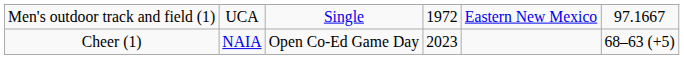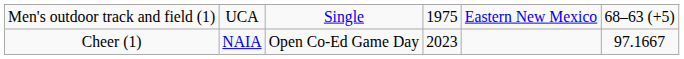(442, 16) 1972 -> (442, 16) 1975
(640, 16) 97.1667 -> (640, 16) 68–63 (+5)
(640, 41) 68–63 (+5) -> (640, 41) 97.1667
